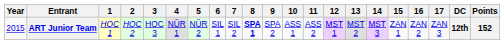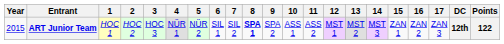(485, 28) 152 -> (485, 28) 122
